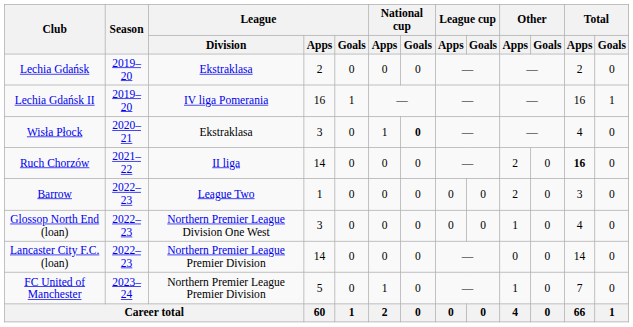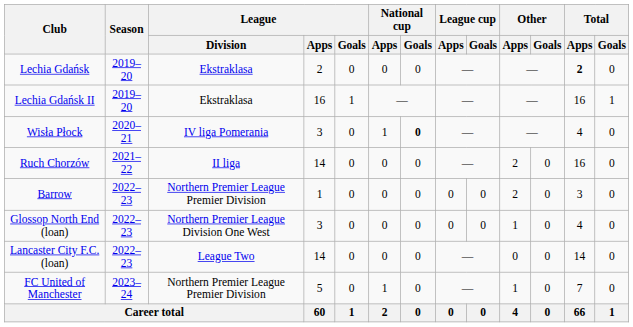(580, 69) normal -> (580, 69) bold
(226, 100) IV liga Pomerania -> (226, 100) Ekstraklasa
(226, 132) Ekstraklasa -> (226, 132) IV liga Pomerania
(580, 163) bold -> (580, 163) normal
(226, 194) League Two -> (226, 194) Northern Premier League Premier Division
(226, 256) Northern Premier League Premier Division -> (226, 256) League Two
